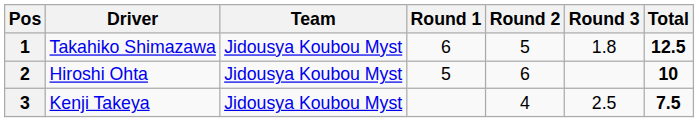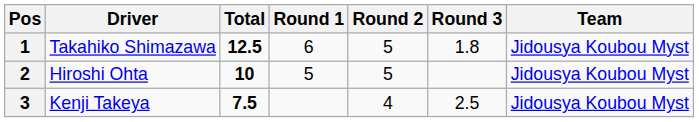columns swapped: (313, 19) <-> (668, 19)
(525, 75) 6 -> (388, 75) 5
